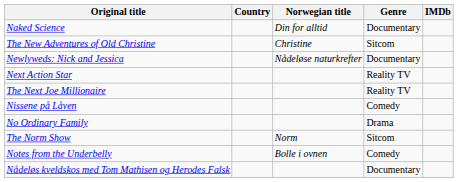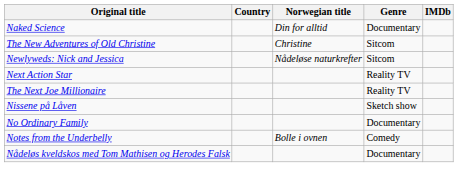(393, 59) Documentary -> (380, 59) Sitcom
(383, 106) Comedy -> (392, 106) Sketch show
(380, 122) Drama -> (393, 122) Documentary
- row: (39, 138)
